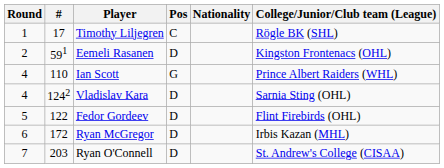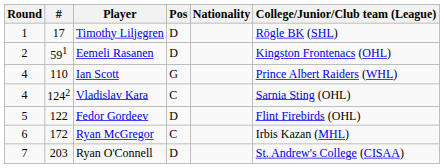(173, 33) C -> (174, 33) D
(174, 95) D -> (173, 95) C
(174, 134) D -> (173, 134) C
